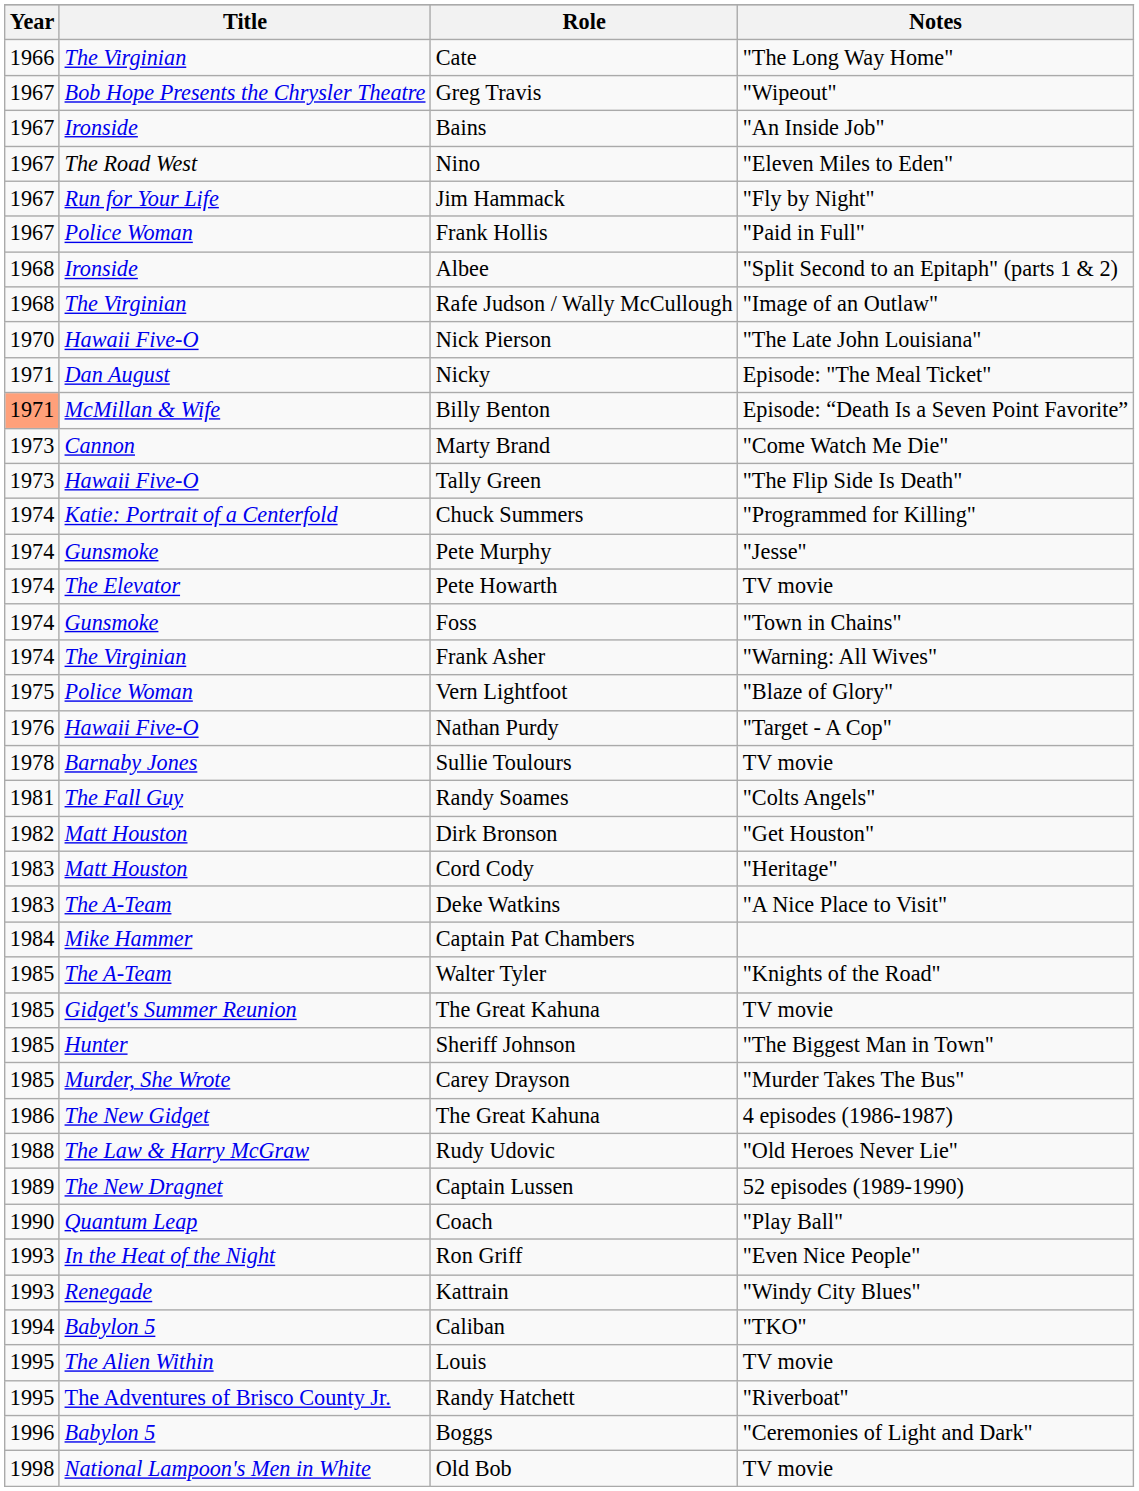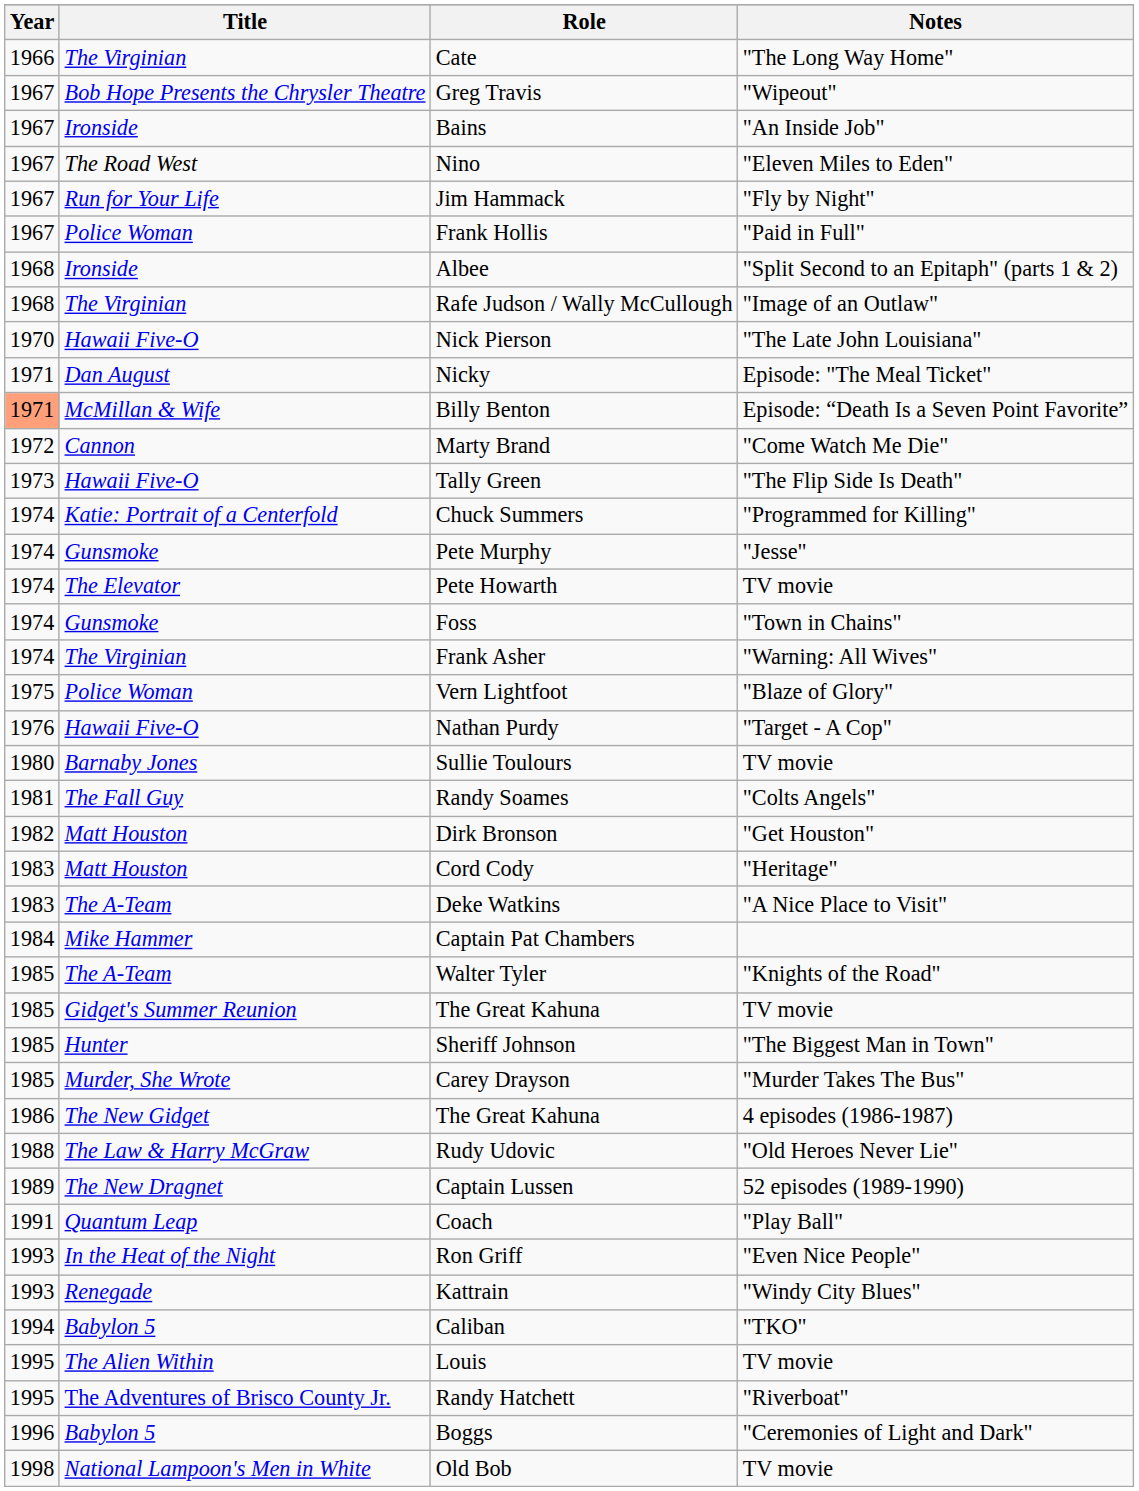(32, 445) 1973 -> (32, 445) 1972
(32, 762) 1978 -> (32, 762) 1980
(32, 1221) 1990 -> (32, 1221) 1991
